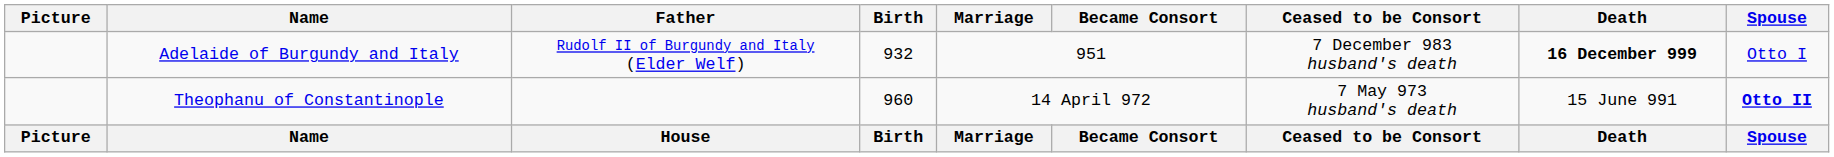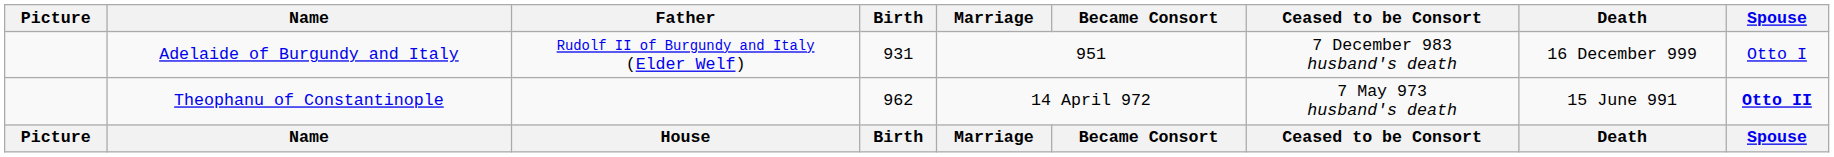(898, 55) 932 -> (898, 55) 931
(1622, 55) bold -> (1622, 55) normal
(898, 101) 960 -> (898, 101) 962
